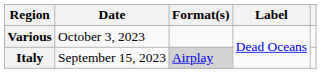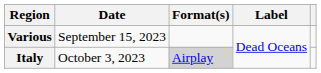(102, 36) October 3, 2023 -> (112, 36) September 15, 2023
(112, 57) September 15, 2023 -> (102, 57) October 3, 2023
